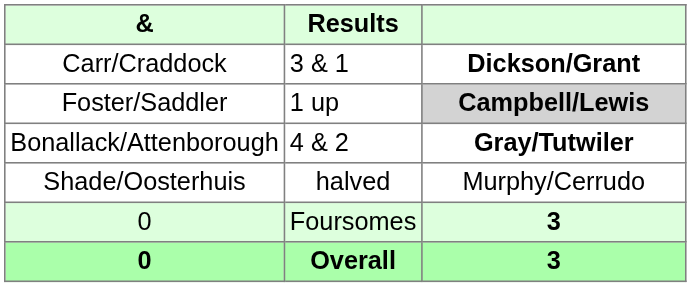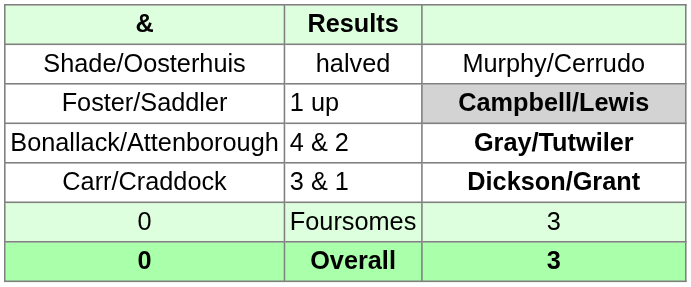rows swapped: (145, 182) <-> (145, 63)
(554, 221) bold -> (554, 221) normal
